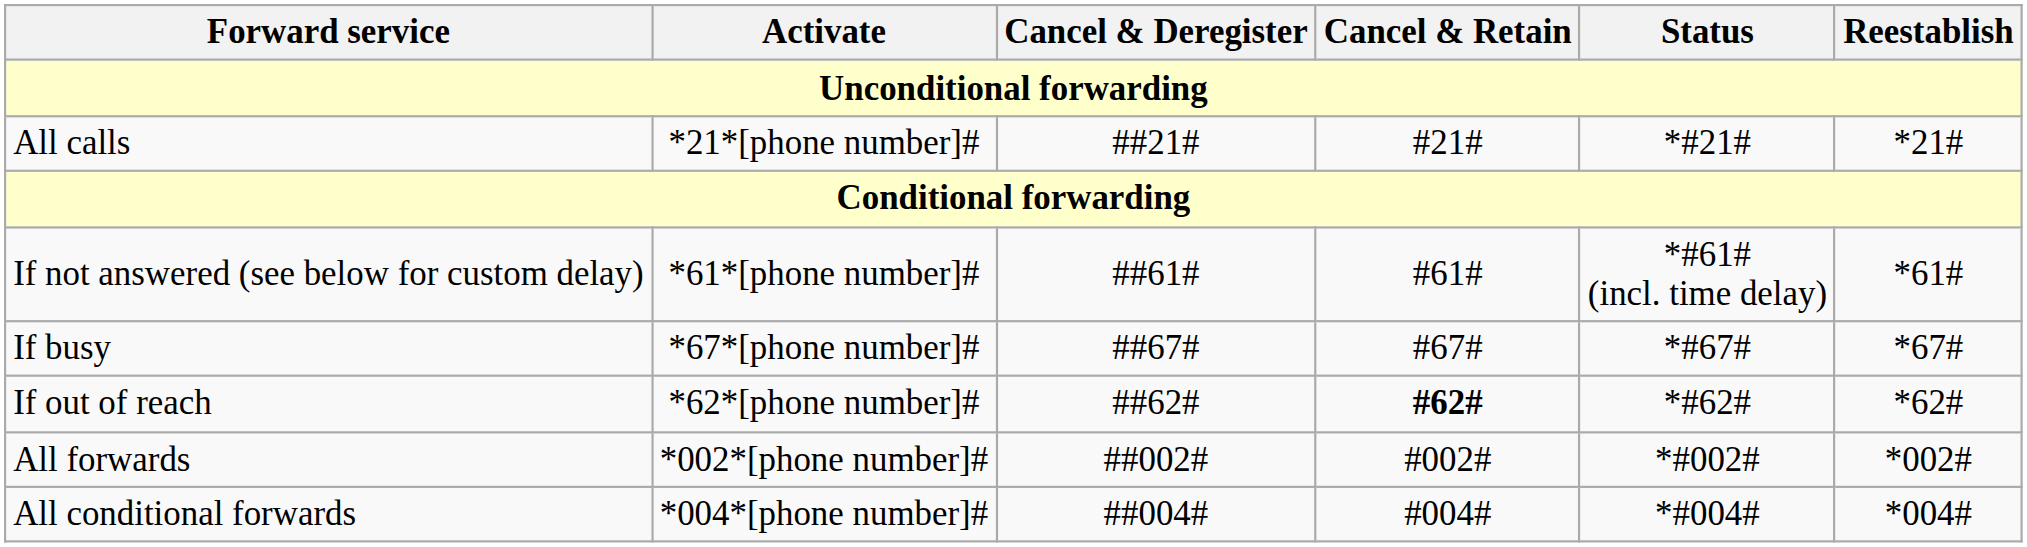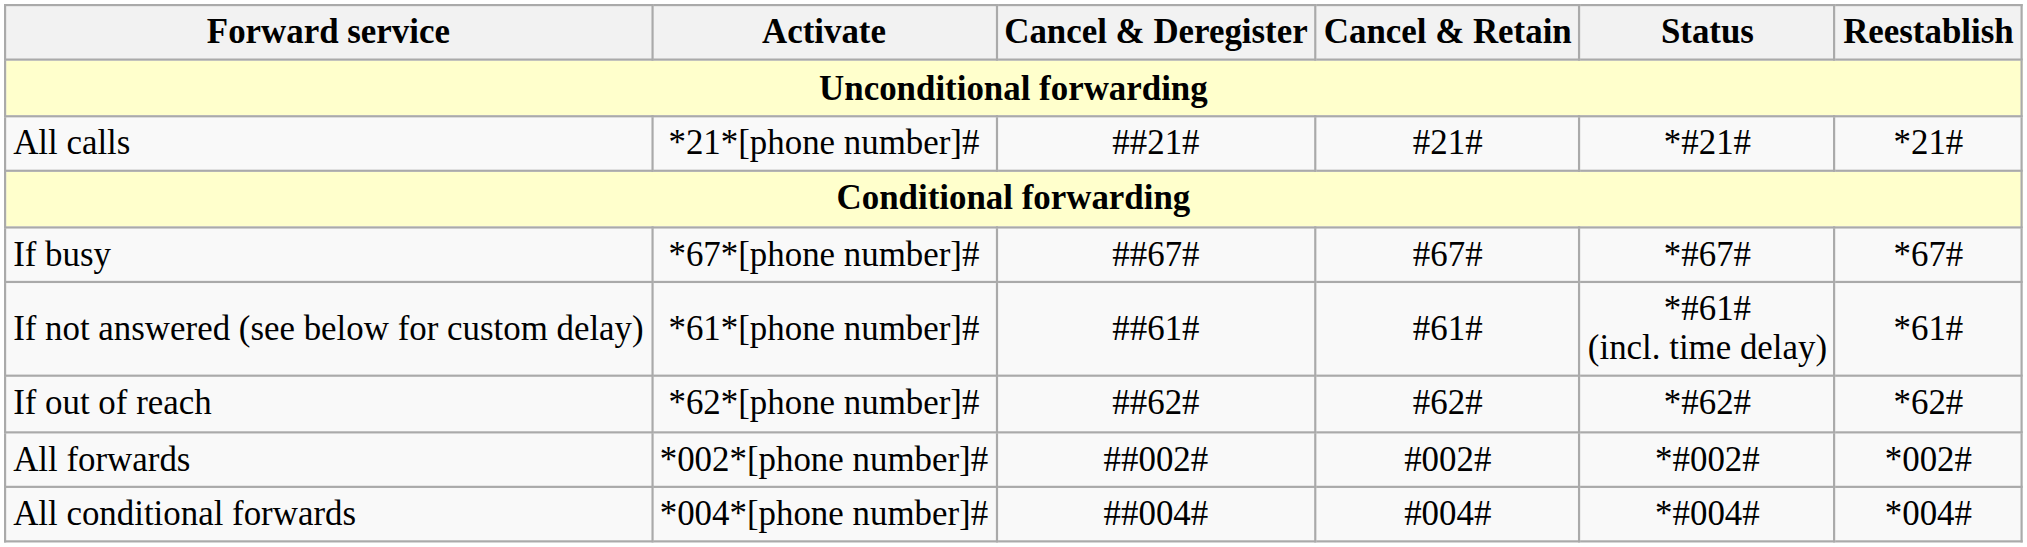rows swapped: (62, 347) <-> (328, 273)
(1448, 403) bold -> (1448, 403) normal
